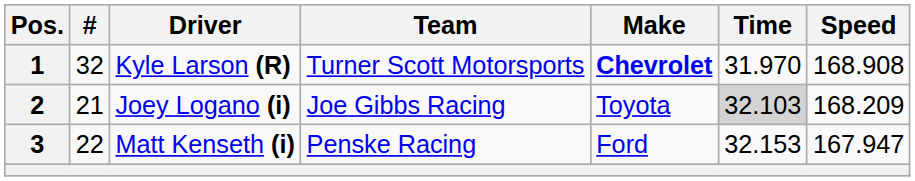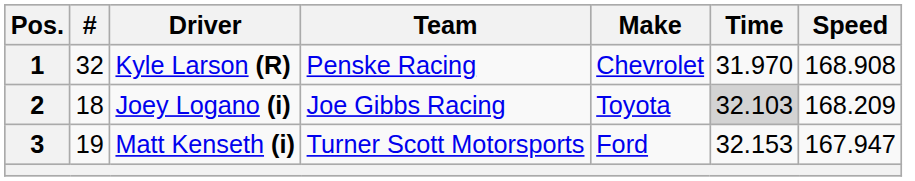(446, 65) Turner Scott Motorsports -> (391, 65) Penske Racing
(654, 65) bold -> (650, 65) normal
(90, 105) 21 -> (90, 105) 18
(90, 145) 22 -> (90, 145) 19
(391, 145) Penske Racing -> (446, 145) Turner Scott Motorsports
